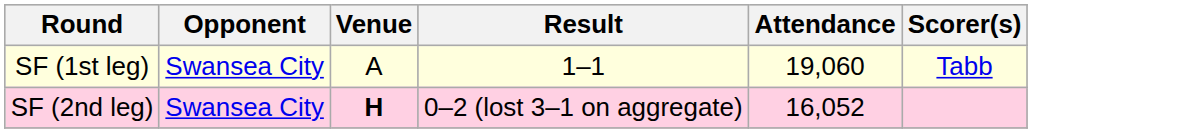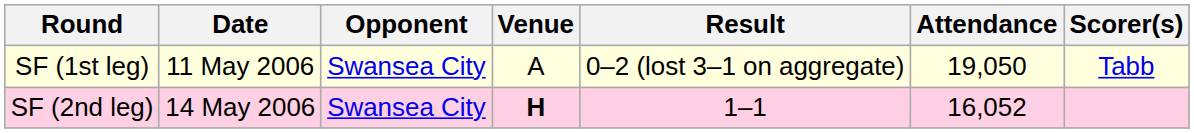+ column: (240, 25)
(583, 66) 1–1 -> (745, 66) 0–2 (lost 3–1 on aggregate)
(825, 66) 19,060 -> (987, 66) 19,050
(583, 107) 0–2 (lost 3–1 on aggregate) -> (745, 107) 1–1
